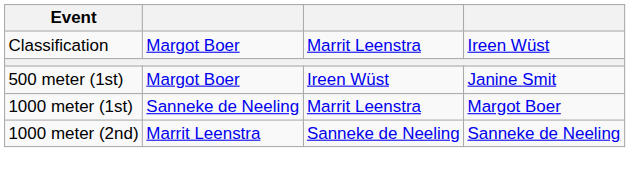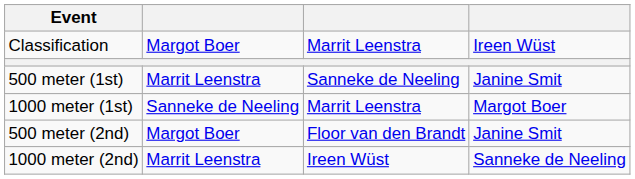(193, 79) Margot Boer -> (203, 79) Marrit Leenstra
(348, 79) Ireen Wüst -> (383, 79) Sanneke de Neeling
+ row: (69, 133)
(383, 133) Sanneke de Neeling -> (348, 160) Ireen Wüst
